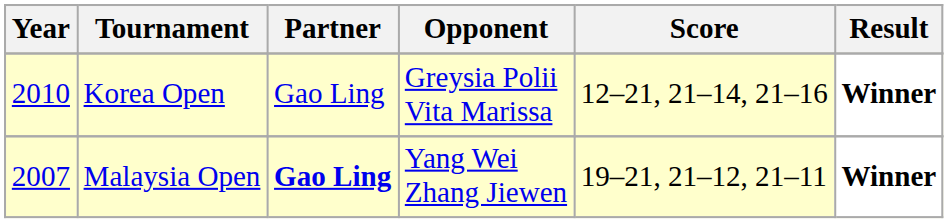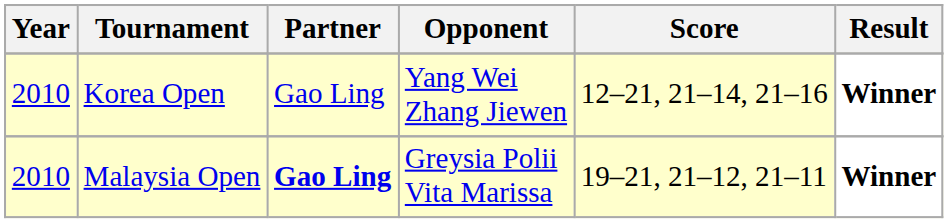(481, 94) Greysia Polii Vita Marissa -> (486, 94) Yang Wei Zhang Jiewen
(41, 176) 2007 -> (41, 176) 2010
(486, 176) Yang Wei Zhang Jiewen -> (481, 176) Greysia Polii Vita Marissa
